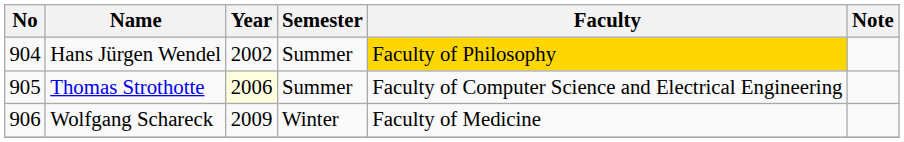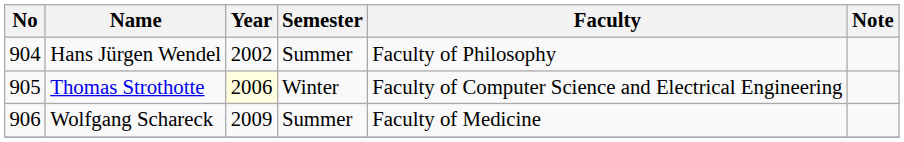(464, 53) gold background -> (464, 53) no background
(317, 86) Summer -> (310, 86) Winter
(310, 119) Winter -> (317, 119) Summer
